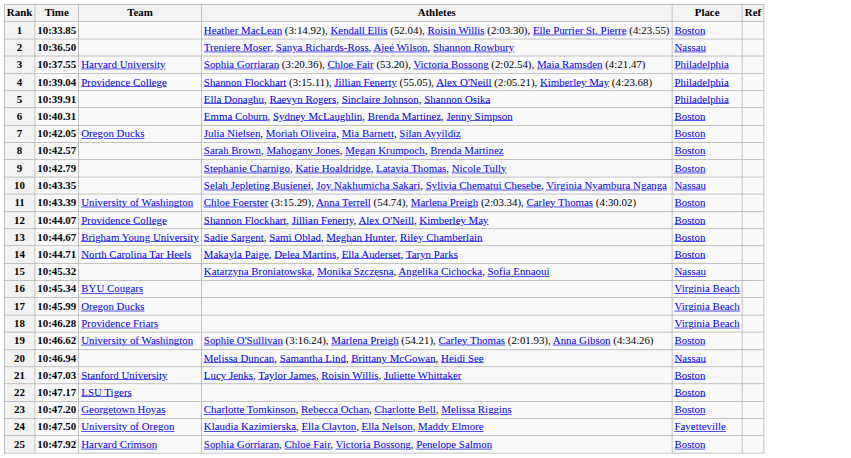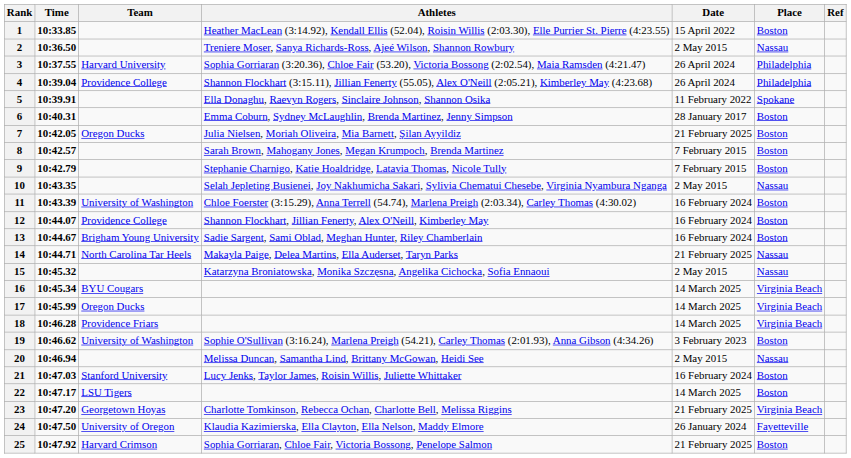+ column: (713, 13)
(702, 99) Philadelphia -> (776, 99) Spokane
(690, 254) Boston -> (773, 254) Nassau
(690, 409) Boston -> (790, 409) Virginia Beach
